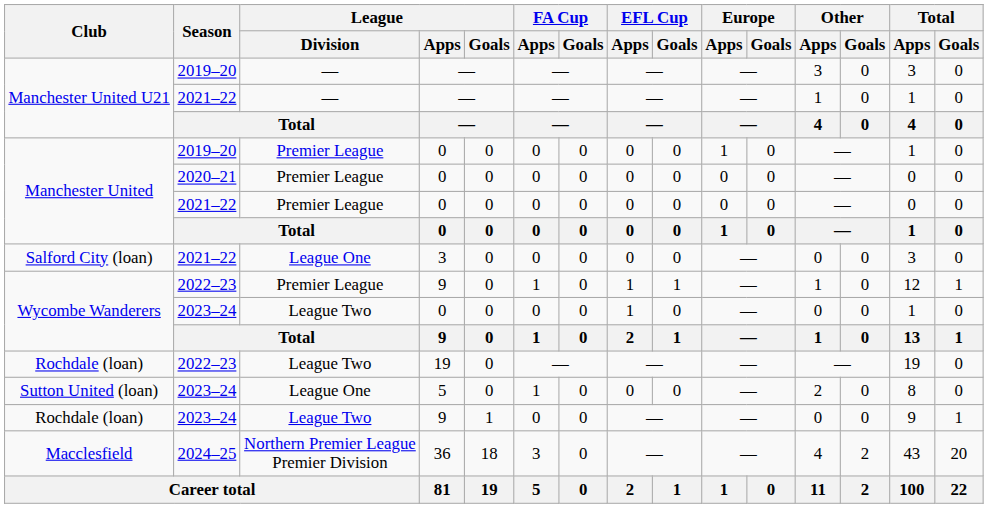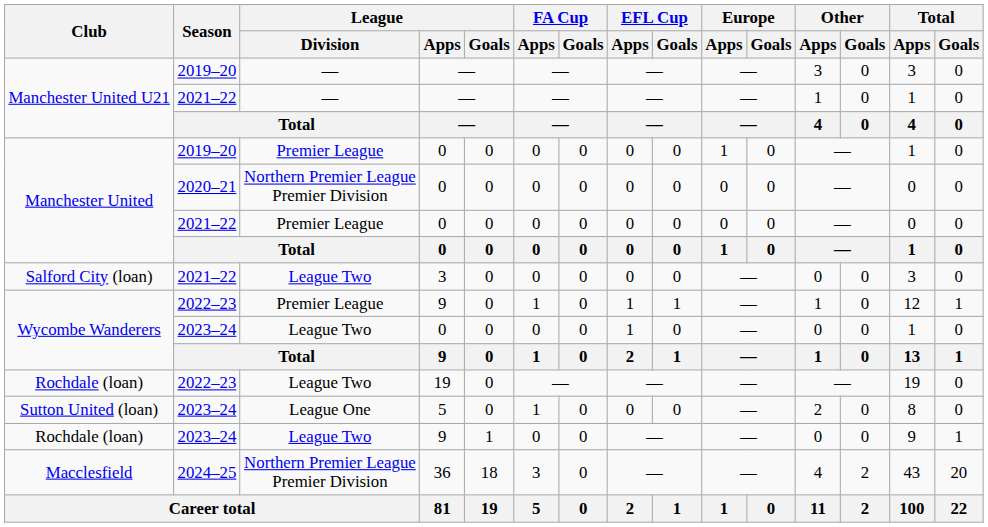(330, 177) Premier League -> (330, 187) Northern Premier League Premier Division
(330, 257) League One -> (330, 276) League Two
